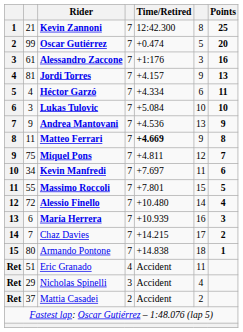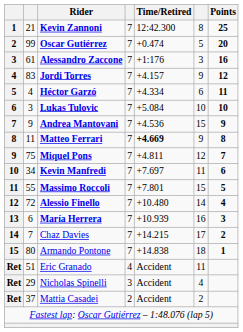(31, 75) 81 -> (31, 75) 83
(223, 75) 13 -> (223, 75) 12
(201, 123) 13 -> (201, 123) 15
